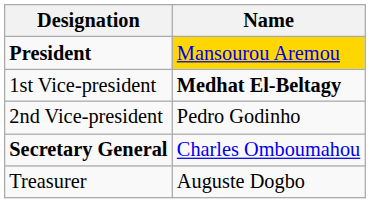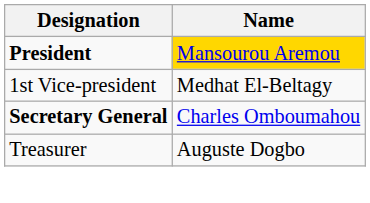(259, 85) bold -> (254, 85) normal
- row: (86, 117)
